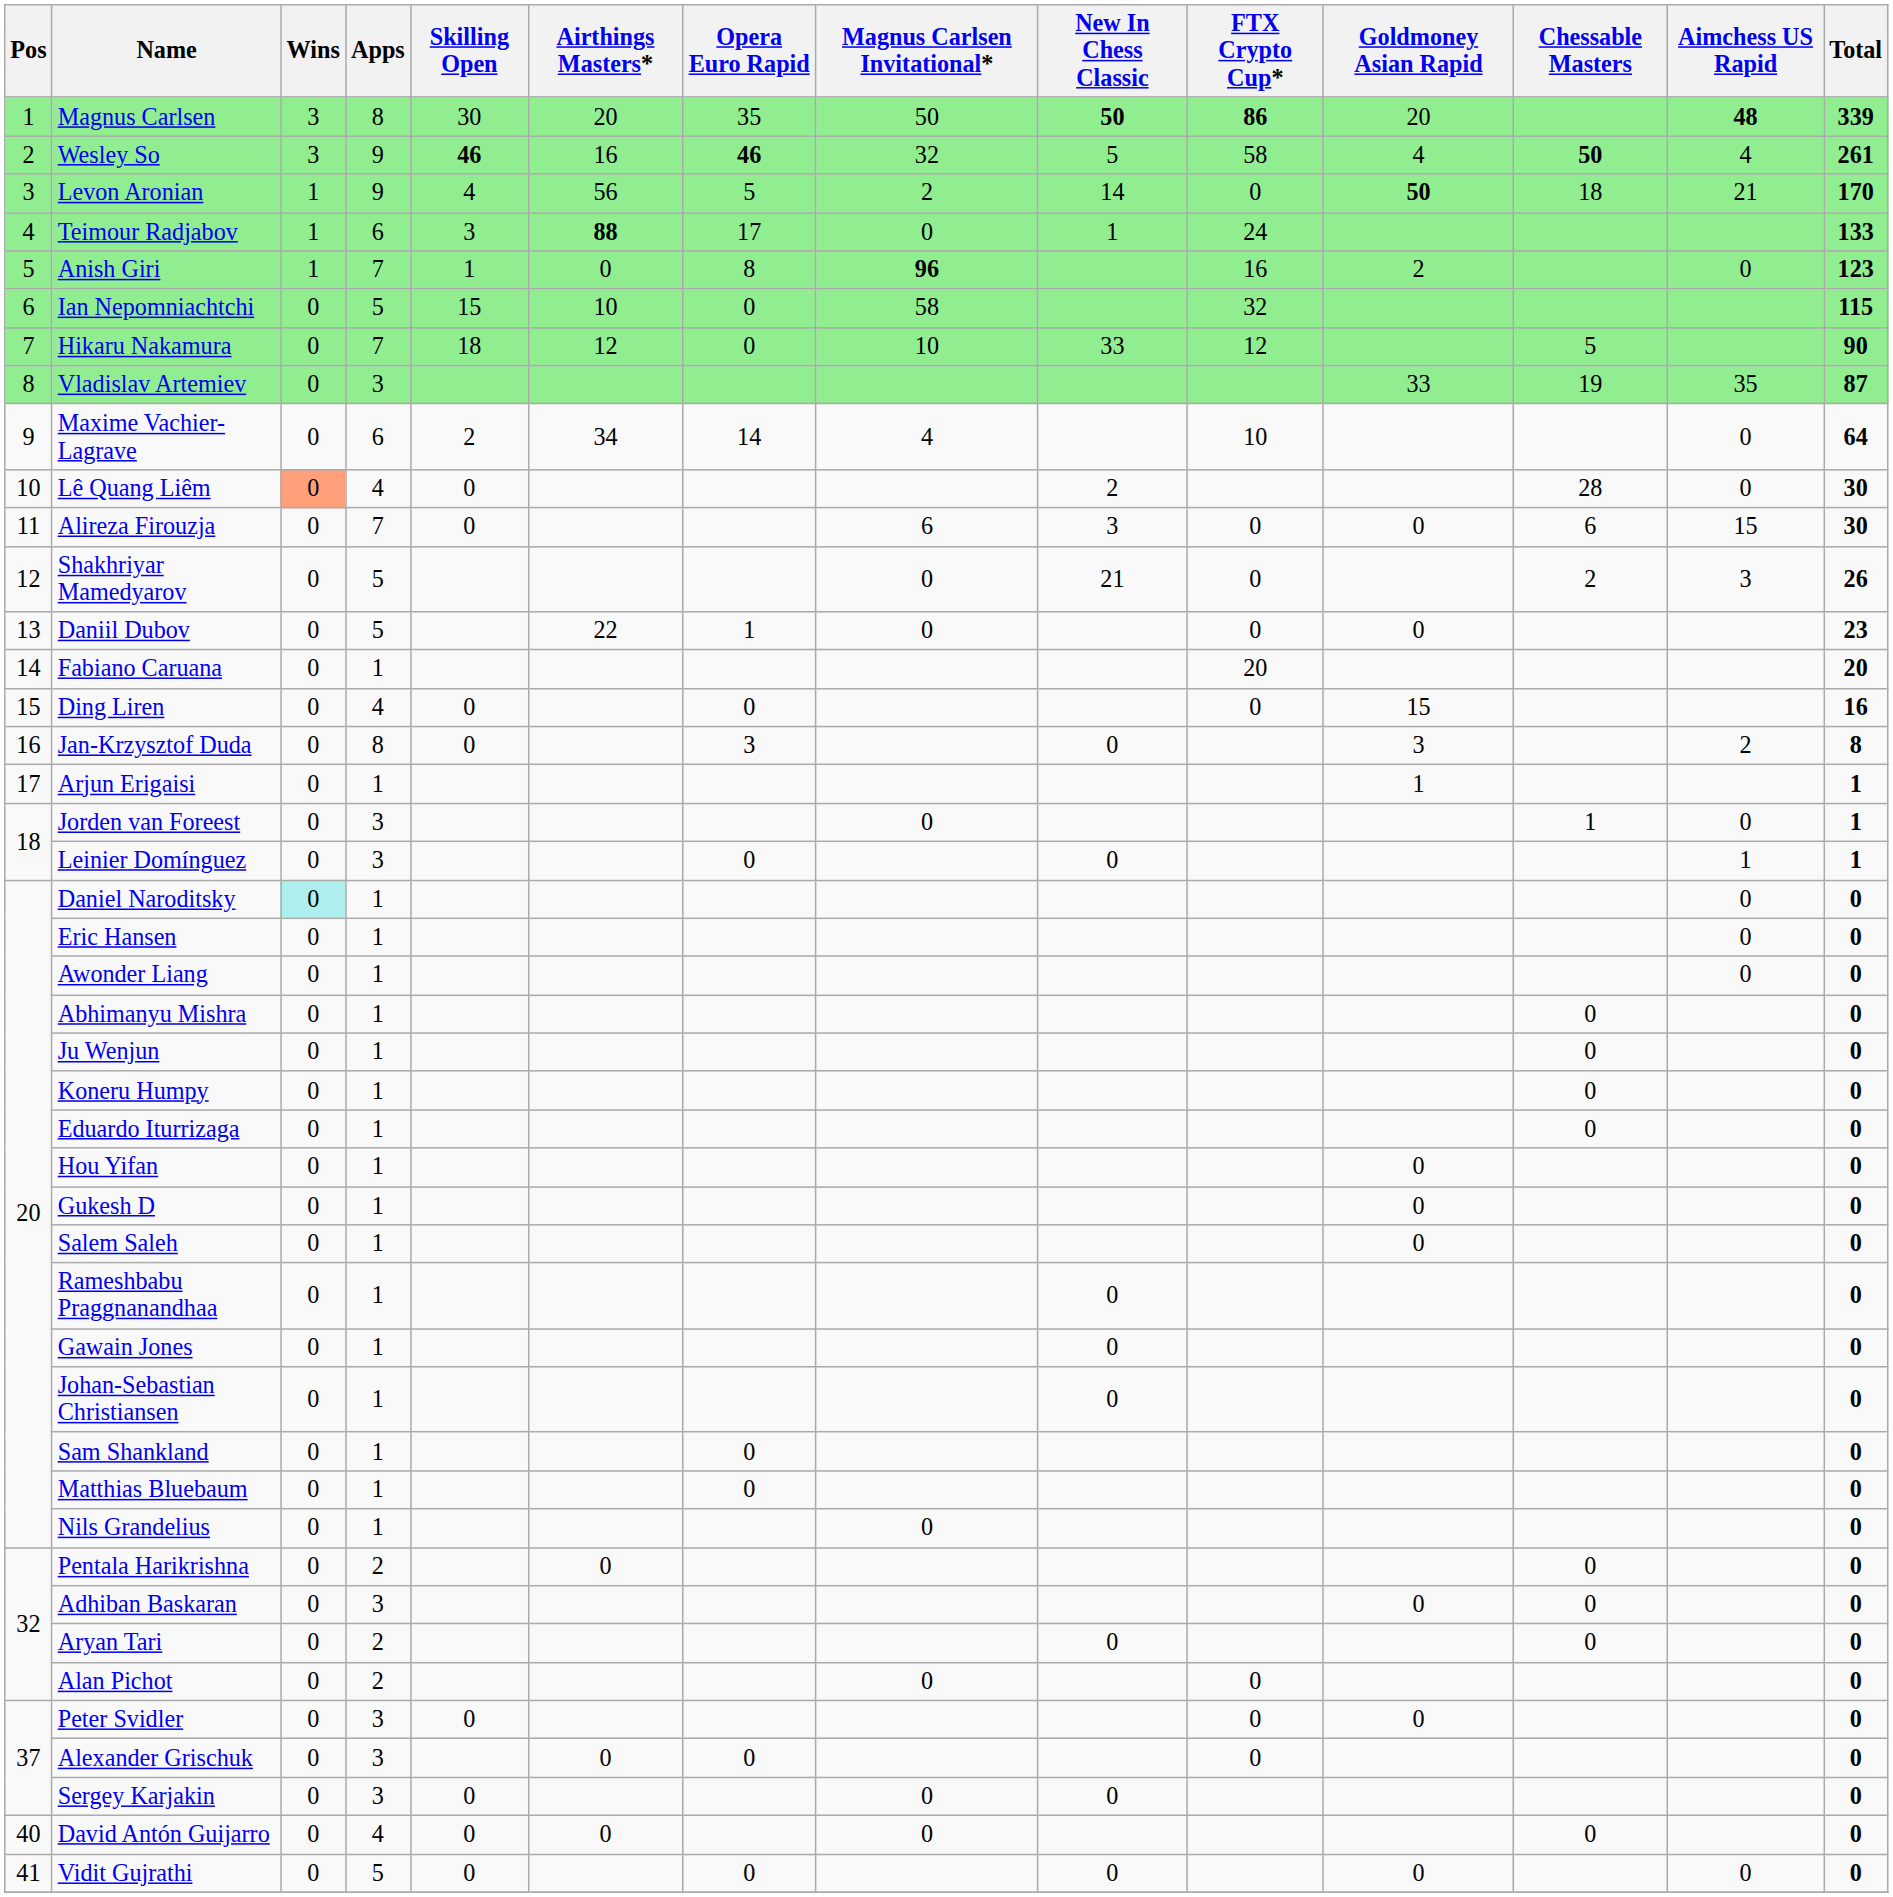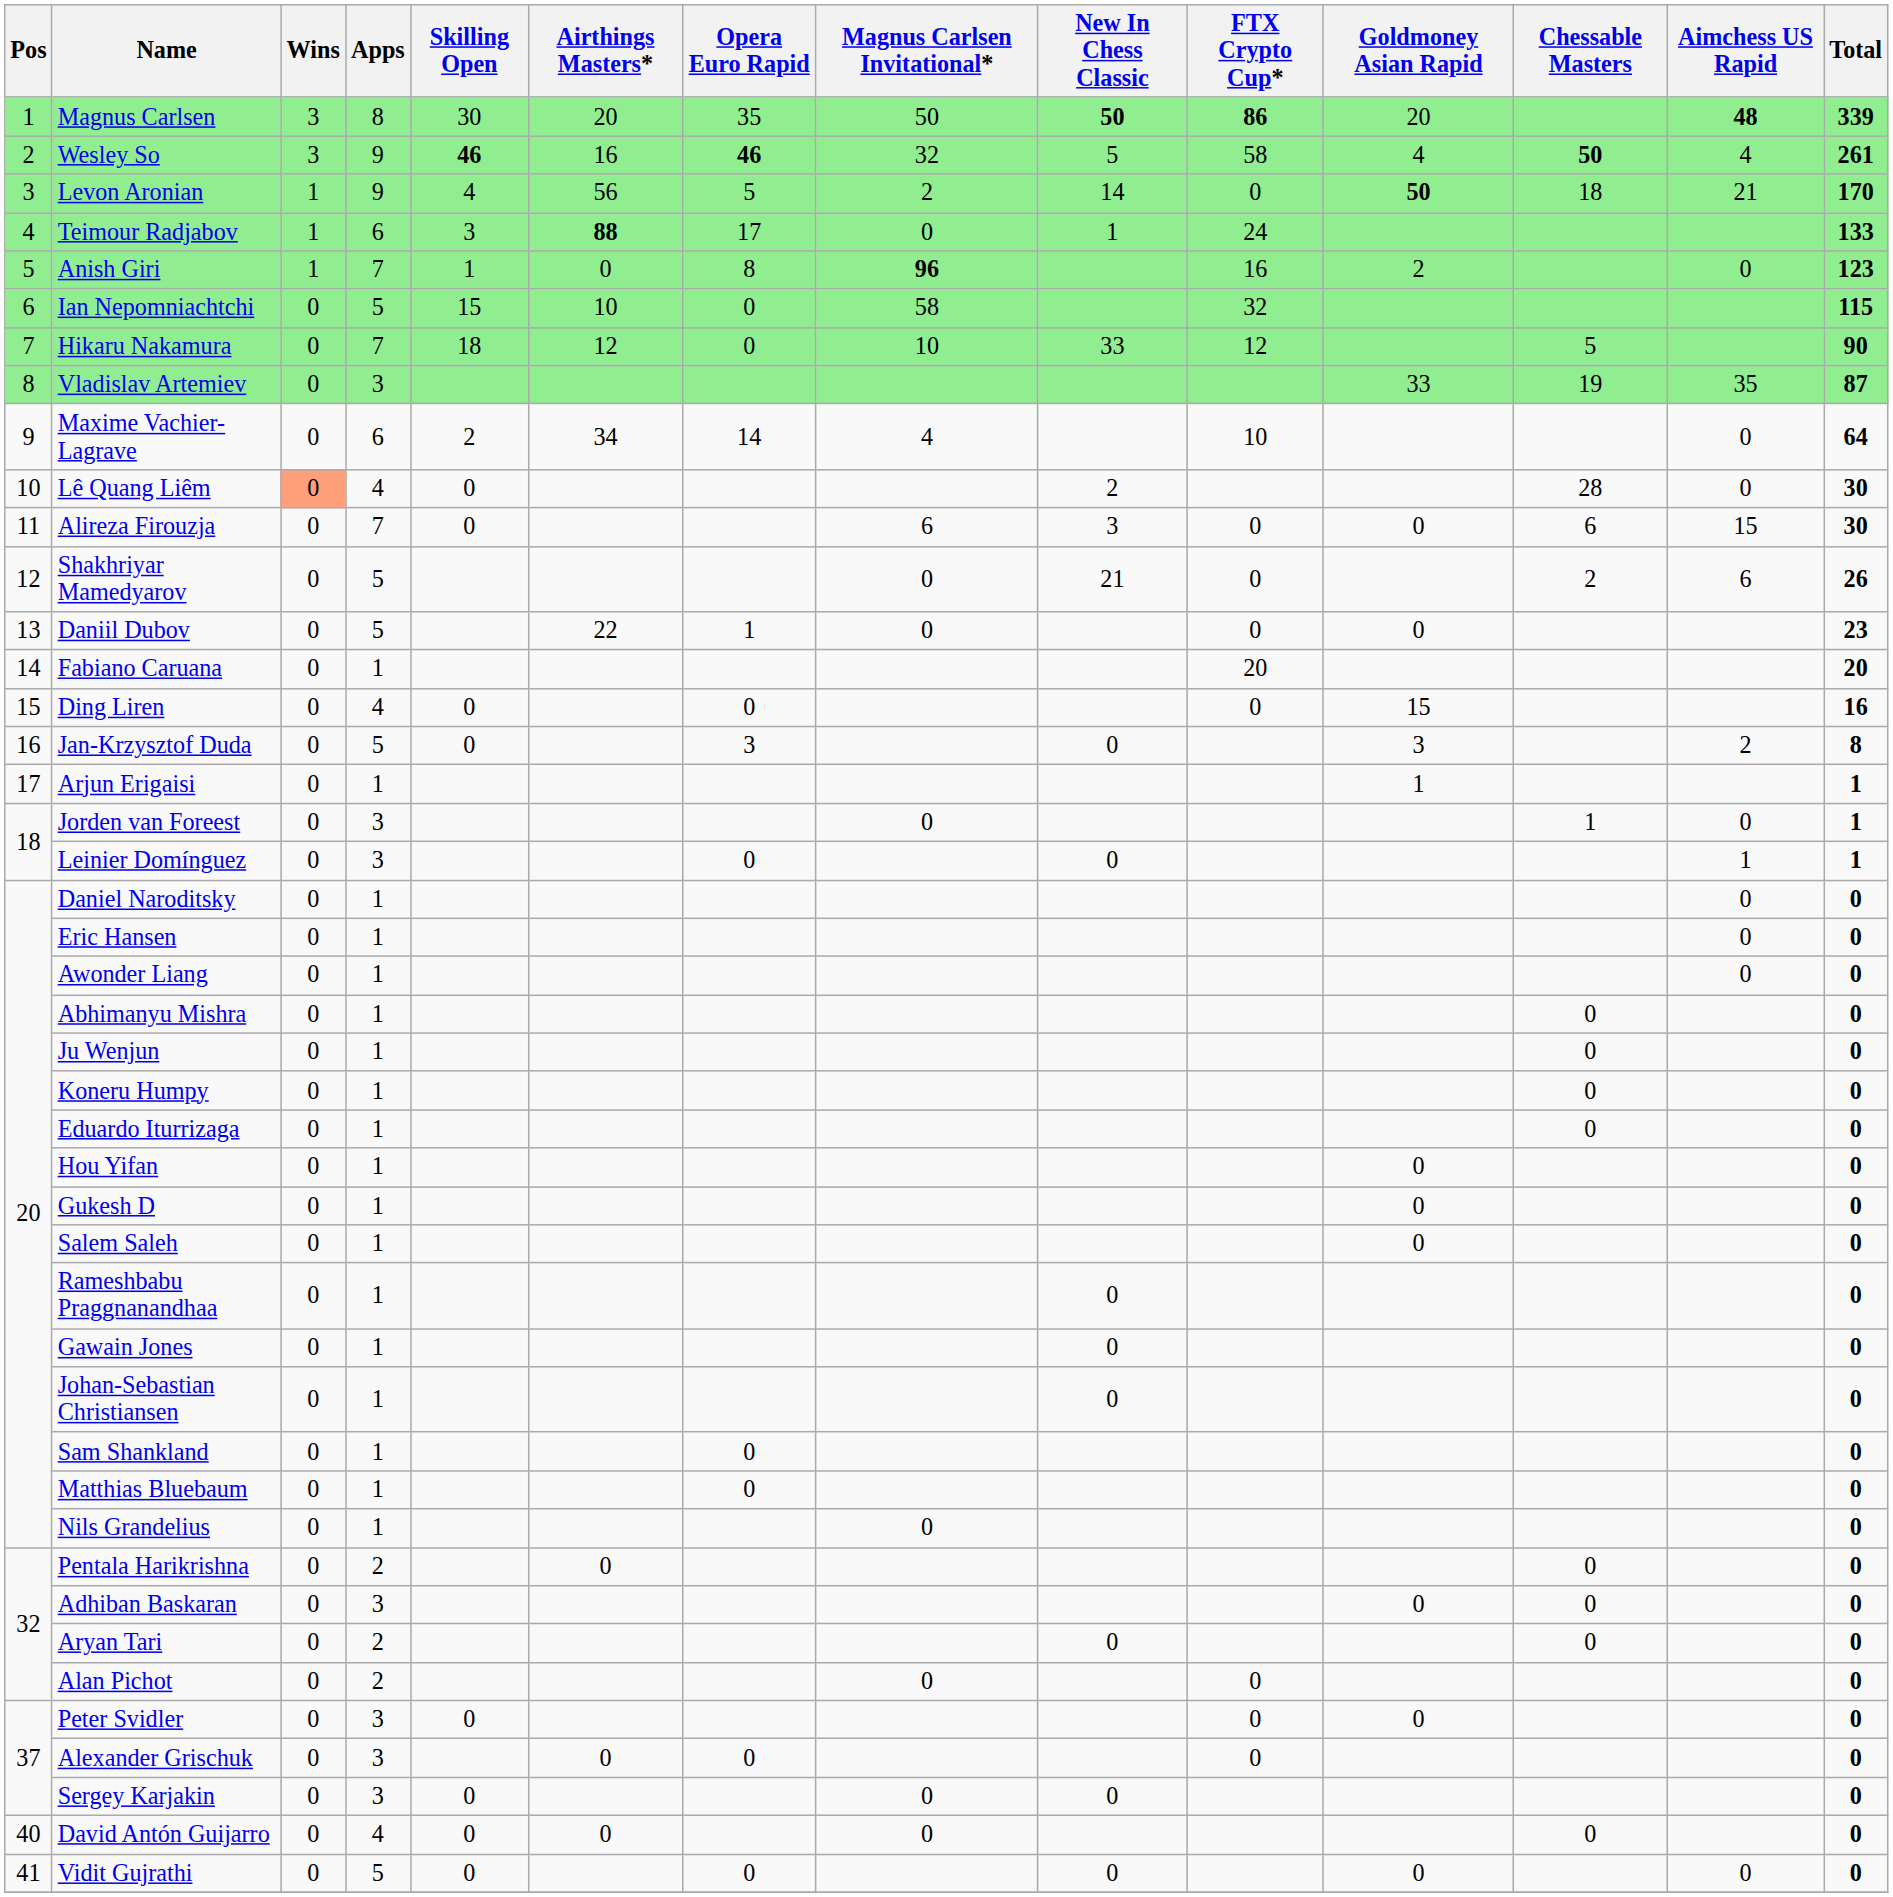(1746, 578) 3 -> (1746, 578) 6
(378, 745) 8 -> (378, 745) 5
(313, 898) paleturquoise background -> (313, 898) no background
